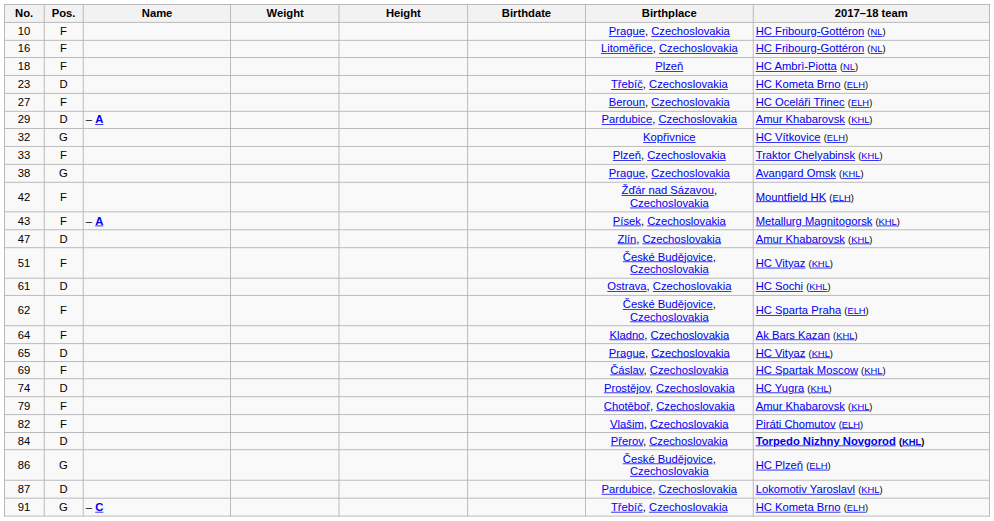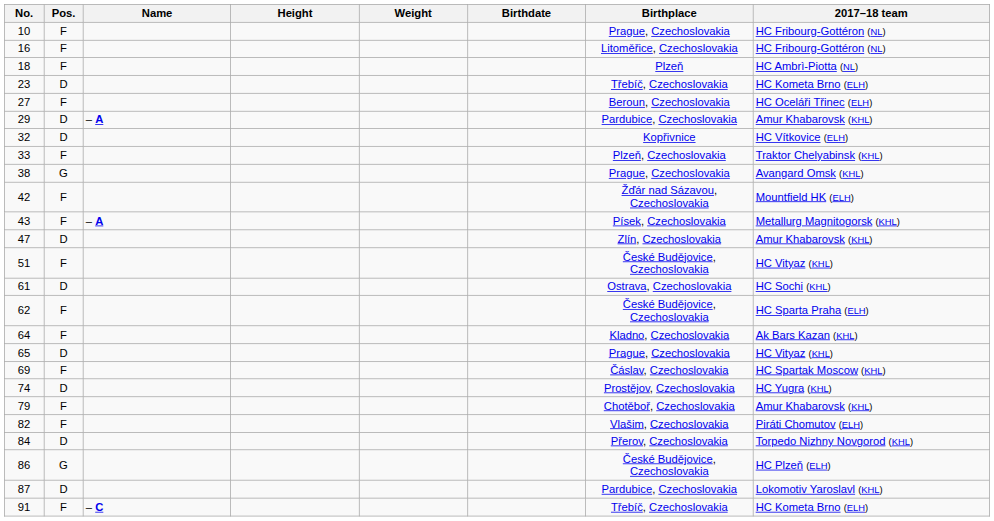columns swapped: (403, 14) <-> (285, 14)
(63, 138) G -> (63, 138) D
(840, 441) bold -> (834, 441) normal
(63, 507) G -> (63, 507) F
